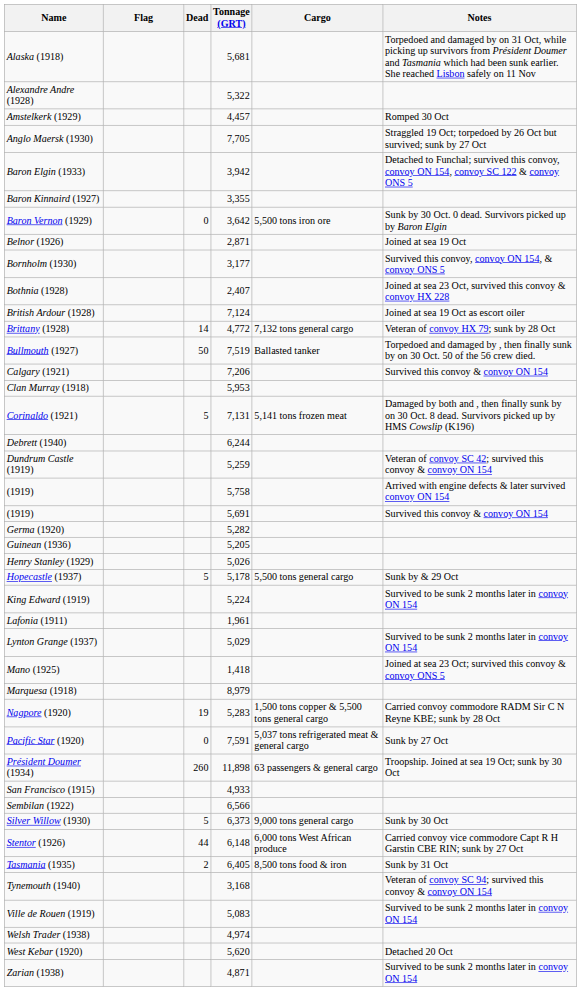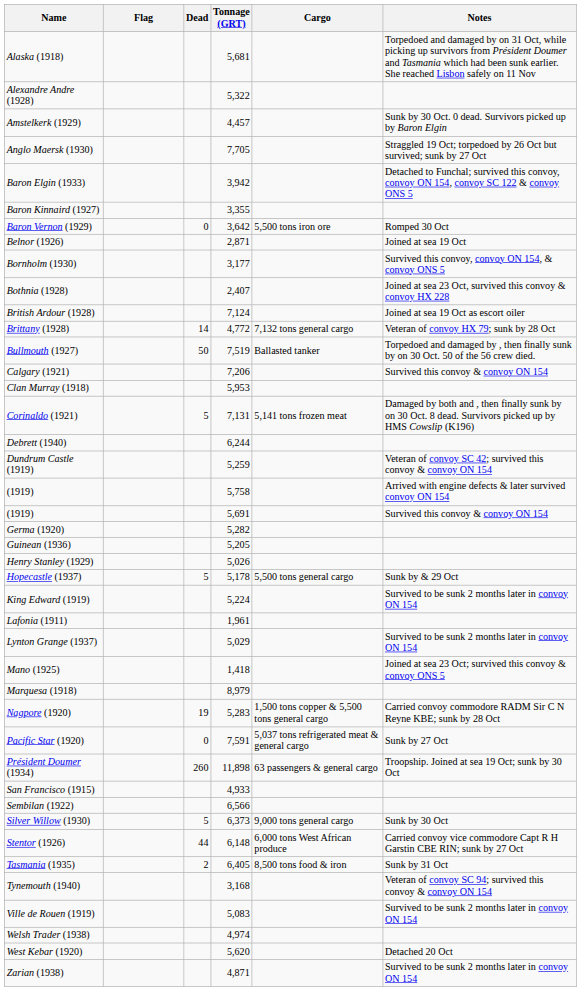(417, 117) Romped 30 Oct -> (475, 122) Sunk by 30 Oct. 0 dead. Survivors picked up by Baron Elgin
(475, 220) Sunk by 30 Oct. 0 dead. Survivors picked up by Baron Elgin -> (417, 226) Romped 30 Oct
